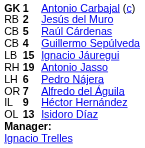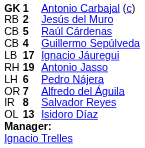(29, 55) 15 -> (29, 55) 17
+ row: (79, 103)
- row: (84, 103)
